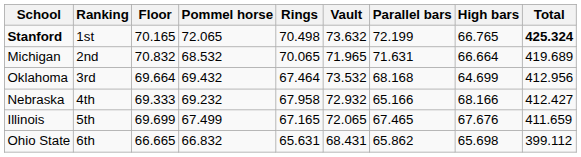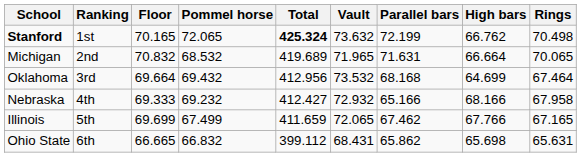columns swapped: (300, 15) <-> (549, 15)
(478, 36) 66.765 -> (486, 36) 66.762
(393, 120) 67.465 -> (400, 120) 67.462
(478, 120) 67.676 -> (486, 120) 67.766
